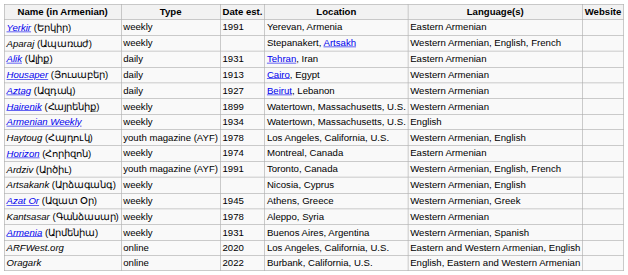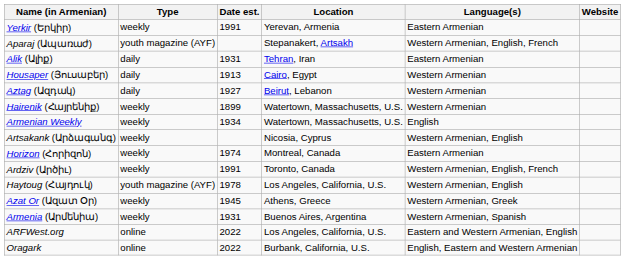(138, 43) weekly -> (168, 43) youth magazine (AYF)
rows swapped: (50, 138) <-> (61, 185)
(171, 169) youth magazine (AYF) -> (135, 169) weekly
- row: (63, 217)
(233, 248) 2020 -> (230, 232) 2022
